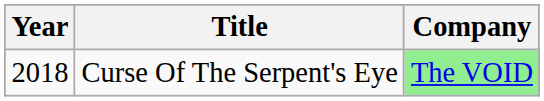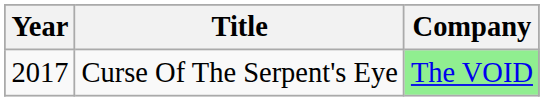(40, 72) 2018 -> (40, 72) 2017
